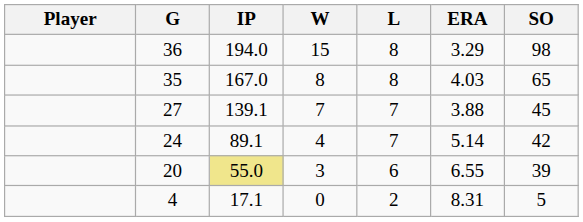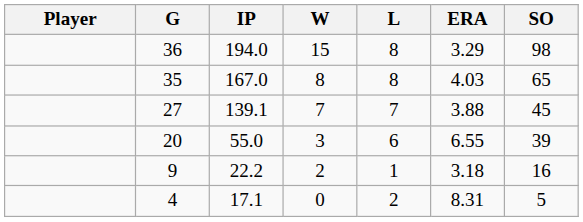- row: (173, 140)
(246, 170) khaki background -> (246, 140) no background
+ row: (173, 170)
